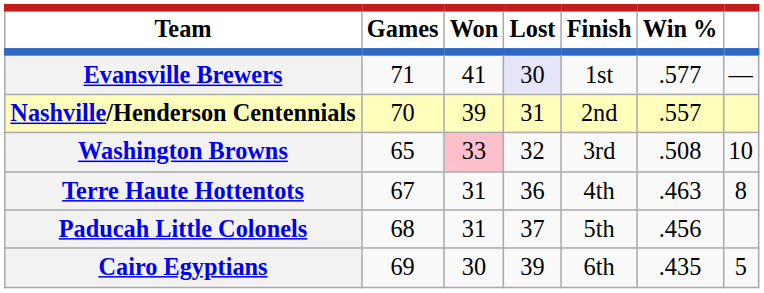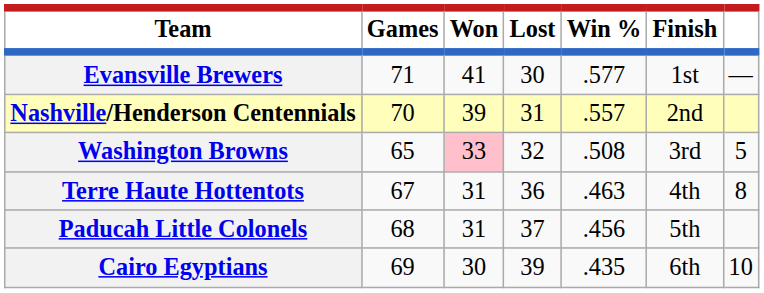columns swapped: (680, 29) <-> (599, 29)
(532, 74) lavender background -> (532, 74) no background
(741, 151) 10 -> (741, 151) 5
(741, 267) 5 -> (741, 267) 10
